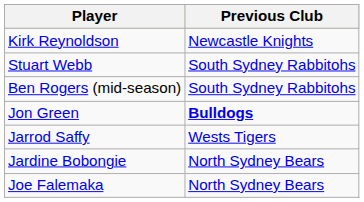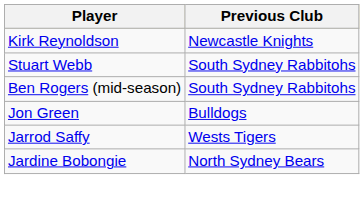(221, 112) bold -> (217, 112) normal
- row: (56, 185)
